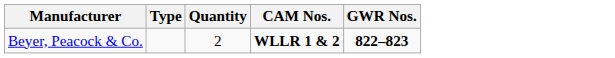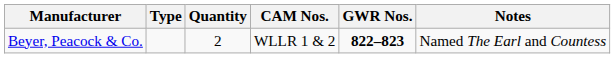+ column: (513, 16)
(297, 40) bold -> (295, 40) normal
